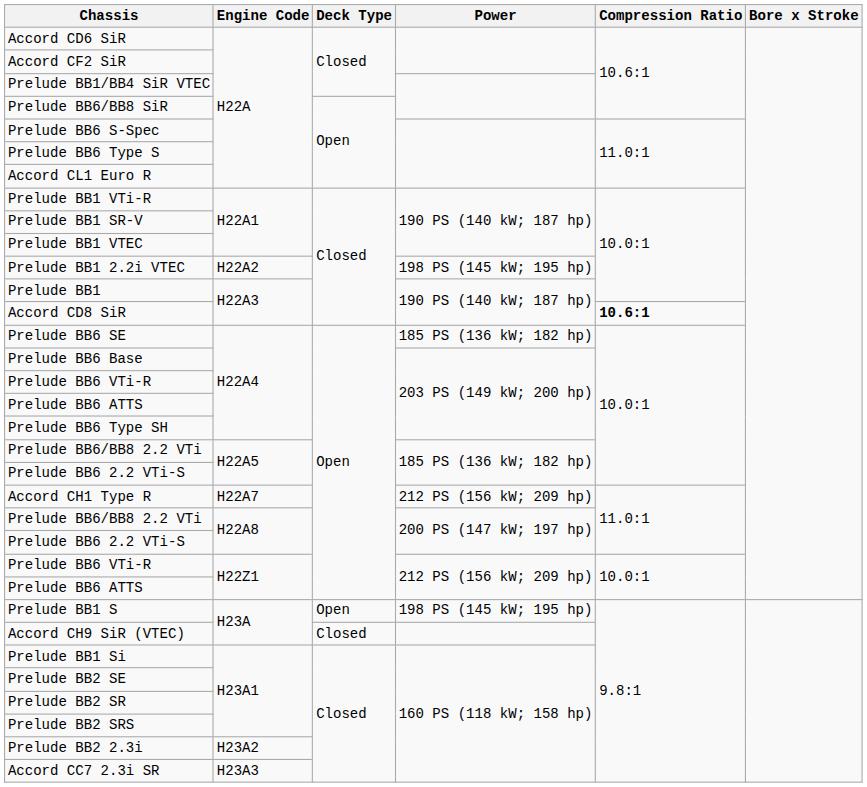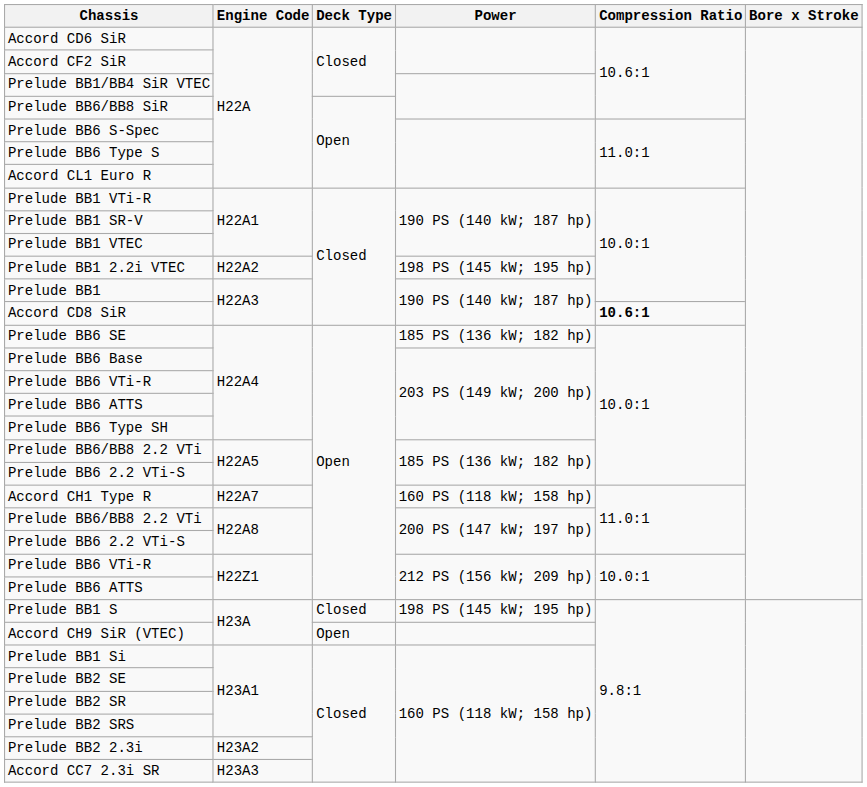(496, 497) 212 PS (156 kW; 209 hp) -> (496, 497) 160 PS (118 kW; 158 hp)
(333, 611) Open -> (341, 611) Closed
(341, 634) Closed -> (333, 634) Open
